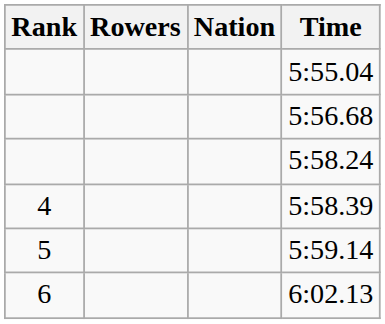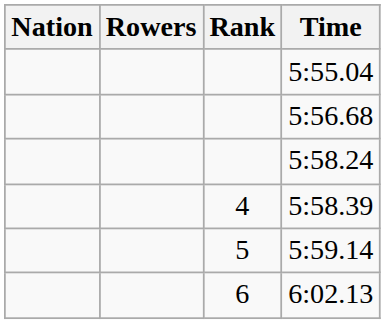columns swapped: (44, 26) <-> (234, 26)
